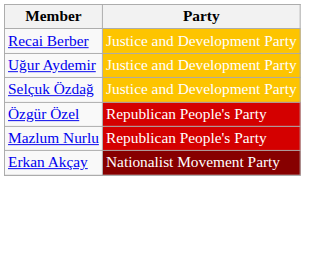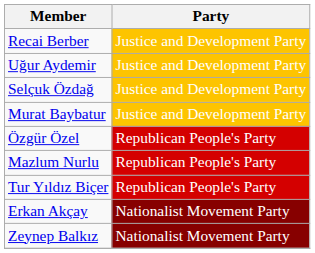+ row: (57, 114)
+ row: (58, 187)
+ row: (53, 235)
